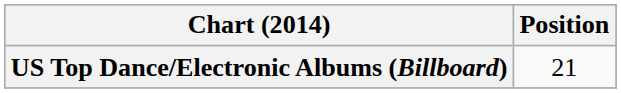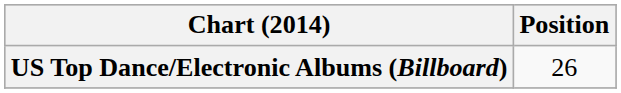(564, 66) 21 -> (564, 66) 26
